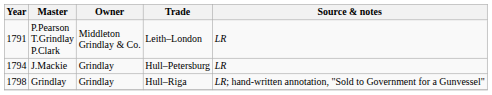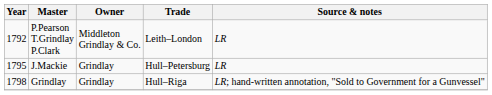(17, 39) 1791 -> (17, 39) 1792
(17, 66) 1794 -> (17, 66) 1795
